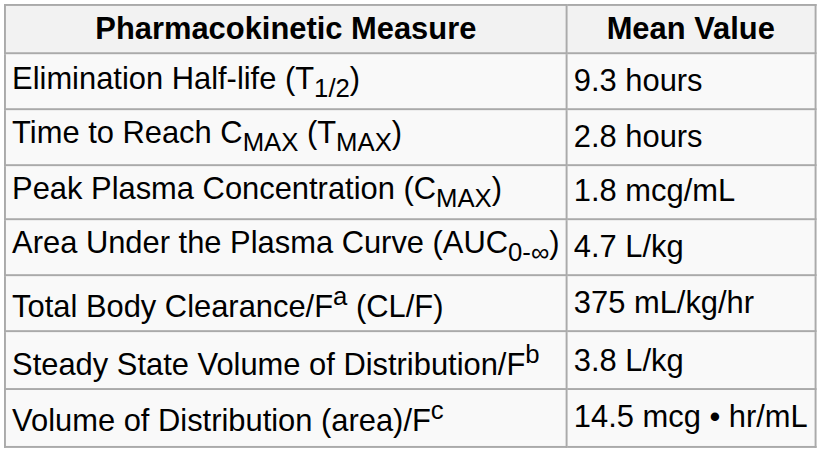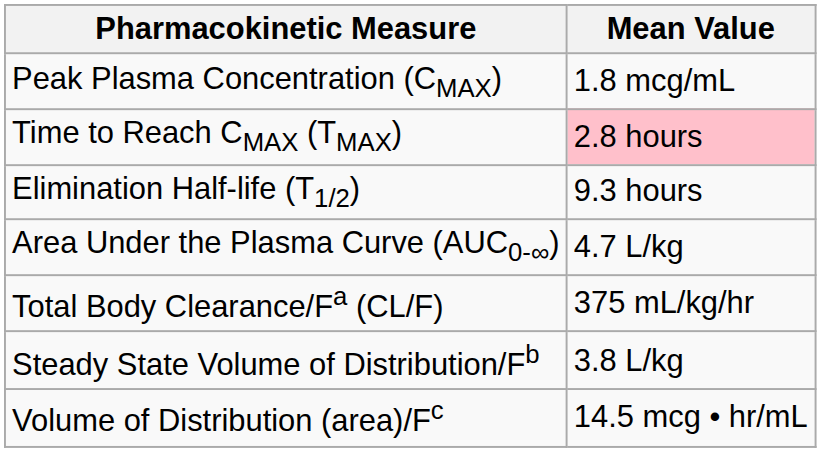rows swapped: (257, 192) <-> (186, 82)
(638, 136) no background -> (638, 136) pink background
